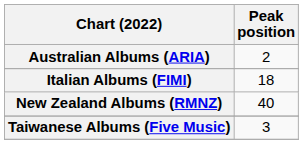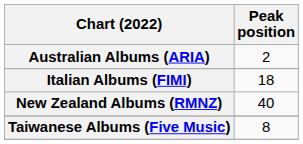(266, 127) 3 -> (266, 127) 8
